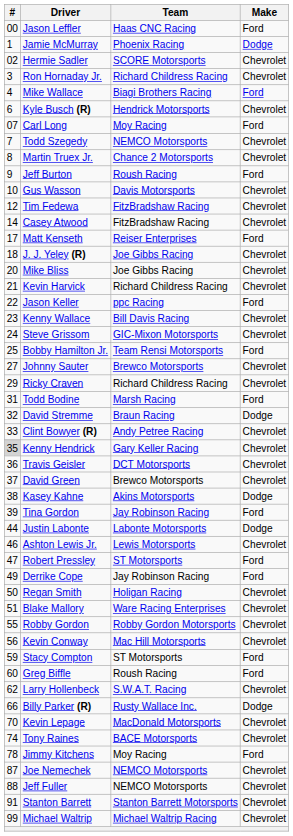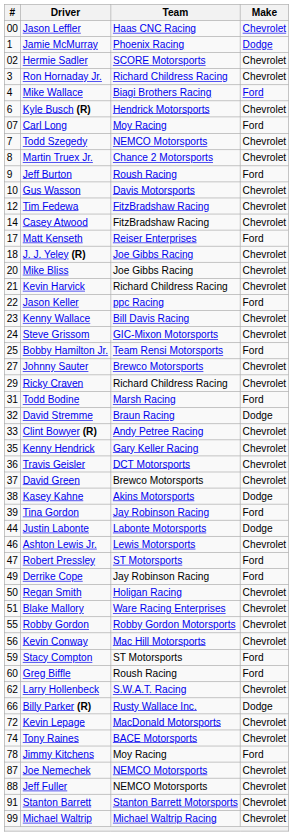(253, 29) Ford -> (264, 29) Chevrolet
(12, 448) lightgrey background -> (12, 448) no background
(12, 722) 70 -> (12, 722) 72
